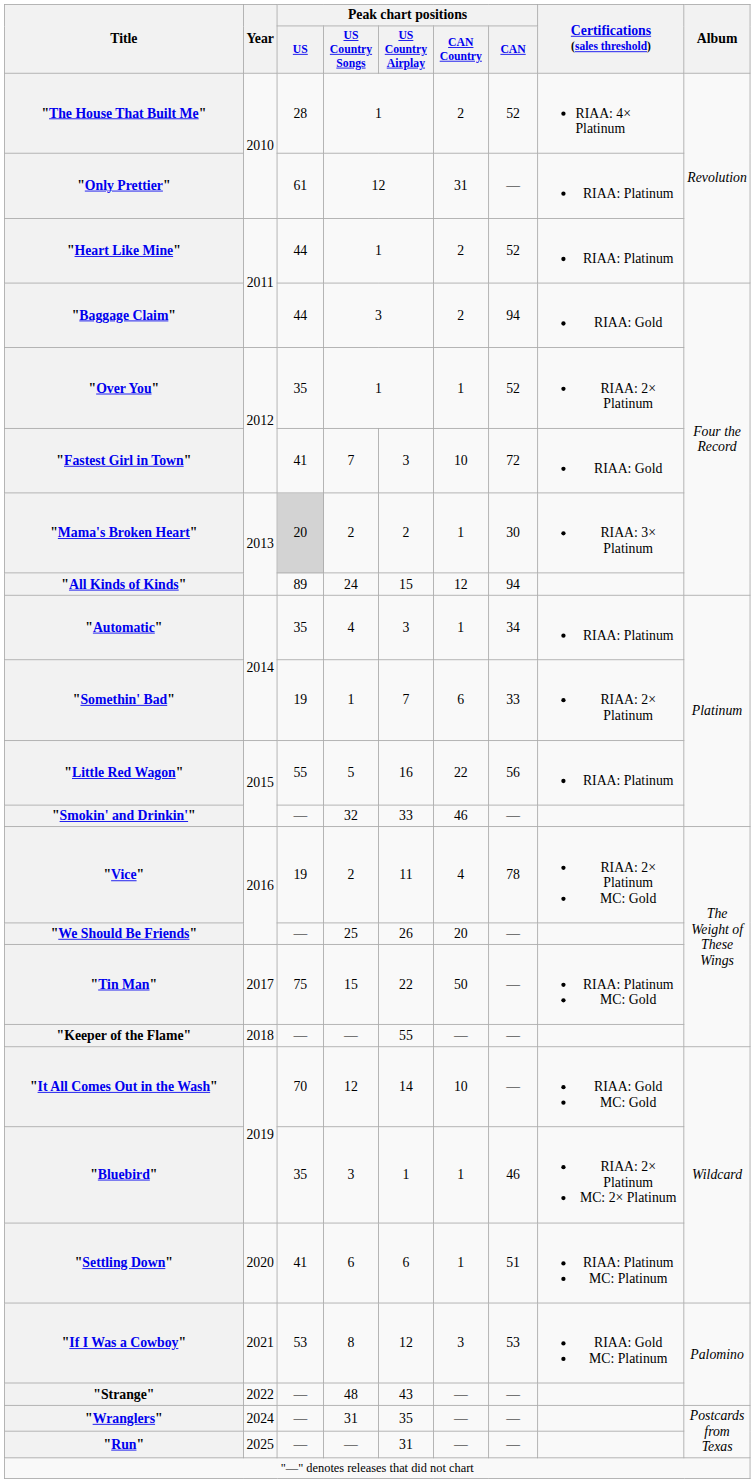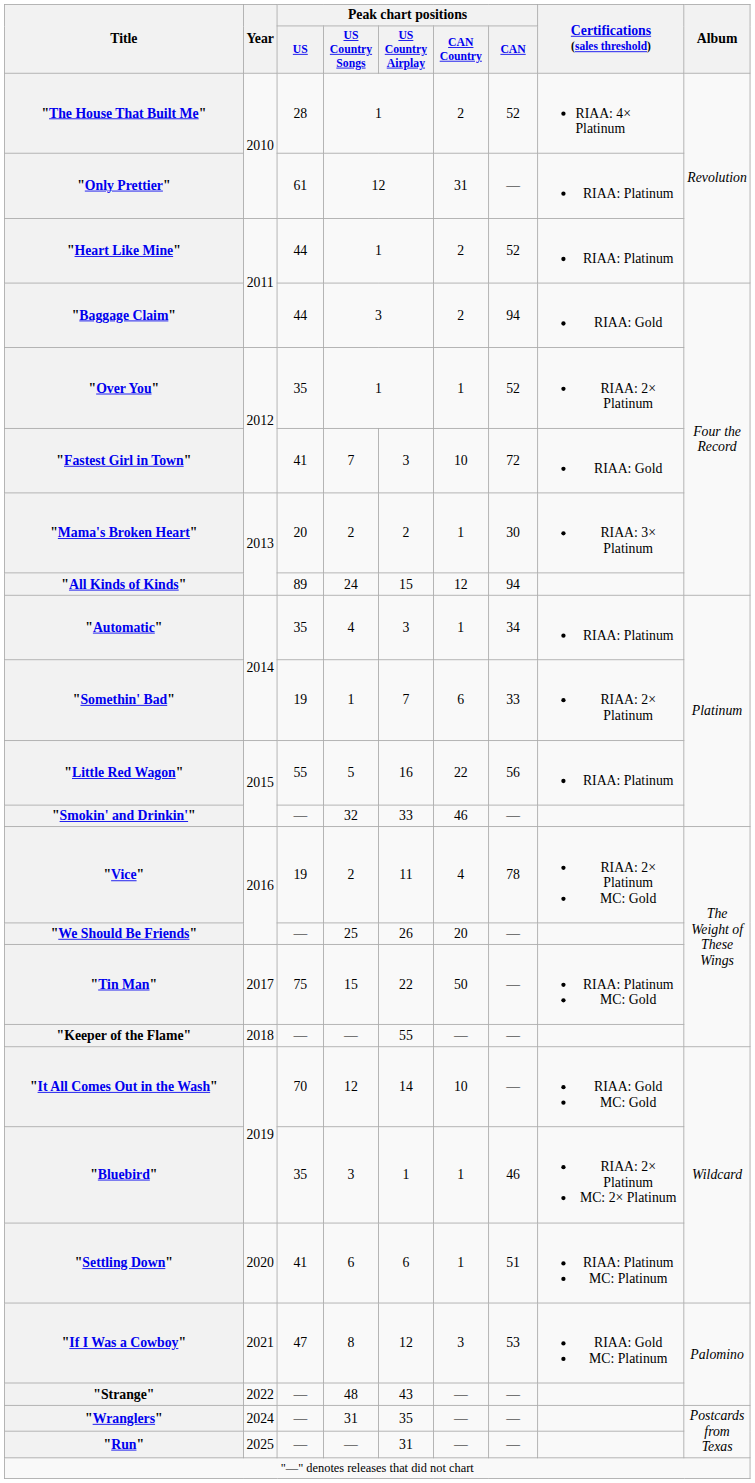(300, 533) lightgrey background -> (300, 533) no background
(300, 1343) 53 -> (300, 1343) 47
